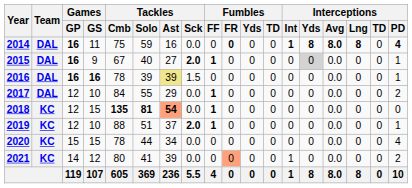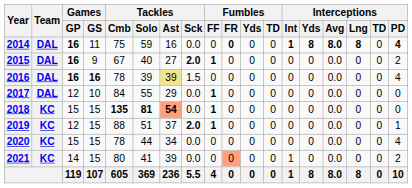(311, 61) lightgrey background -> (311, 61) no background
(398, 61) 1 -> (398, 61) 2
(398, 77) 1 -> (398, 77) 4
(398, 93) 2 -> (398, 93) 0
(73, 110) 12 -> (73, 110) 15
(95, 126) 10 -> (95, 126) 15
(95, 158) 12 -> (95, 158) 15
